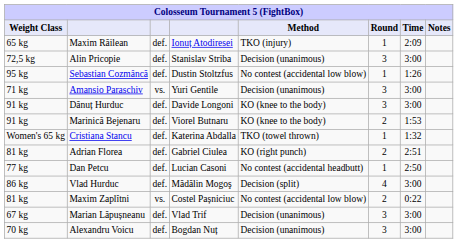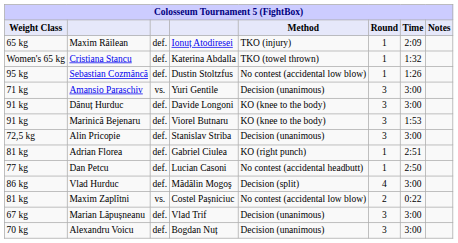rows swapped: (101, 136) <-> (95, 58)
(384, 121) 2 -> (384, 121) 3
(384, 152) 2 -> (384, 152) 1
